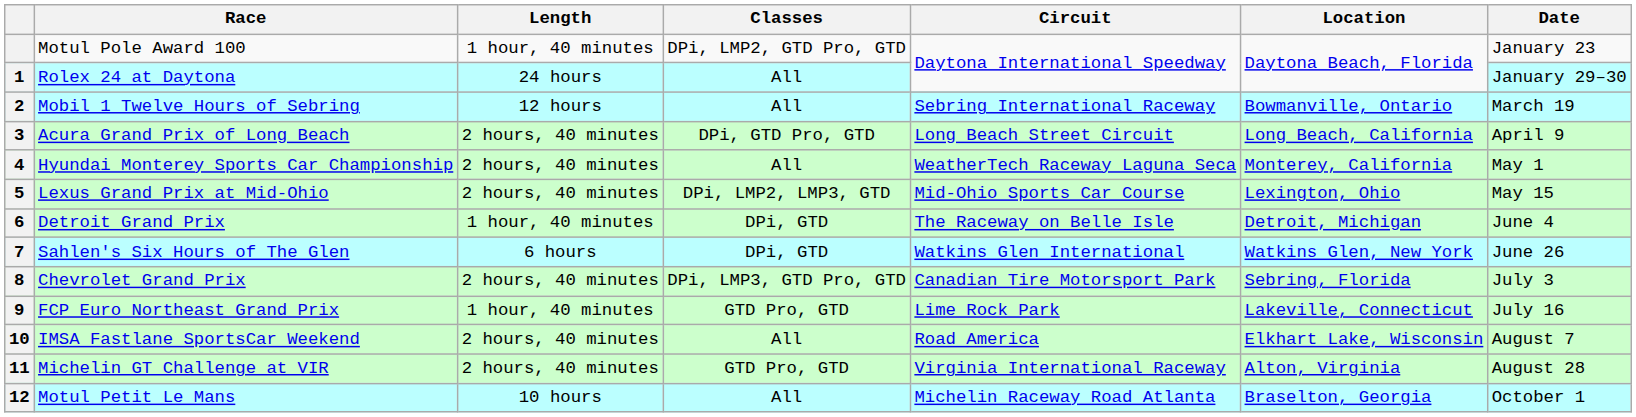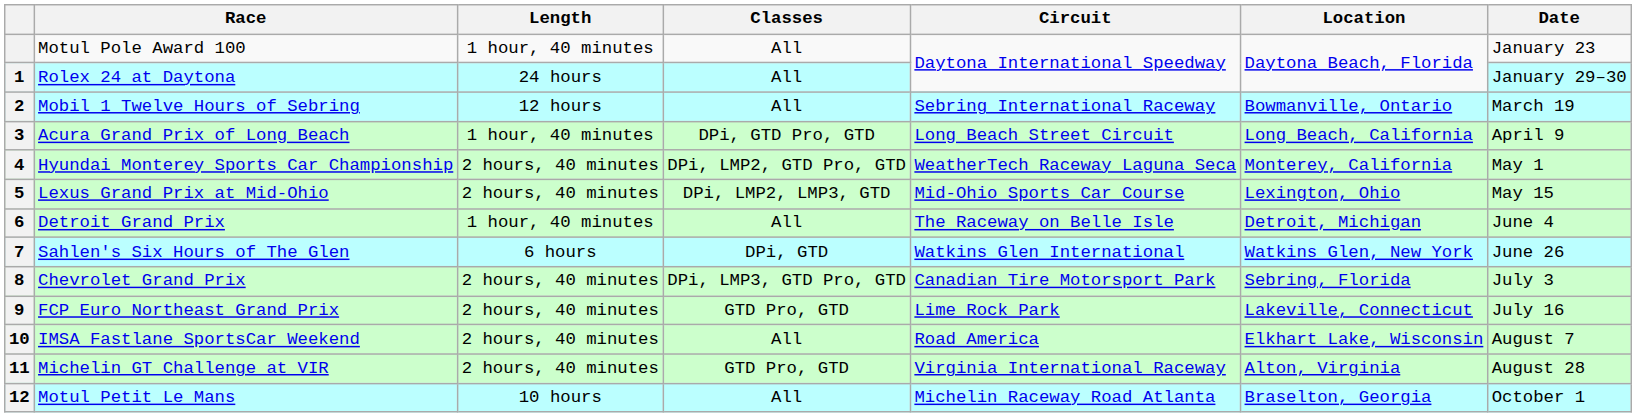(787, 48) DPi, LMP2, GTD Pro, GTD -> (787, 48) All
(560, 135) 2 hours, 40 minutes -> (560, 135) 1 hour, 40 minutes
(787, 164) All -> (787, 164) DPi, LMP2, GTD Pro, GTD
(787, 223) DPi, GTD -> (787, 223) All
(560, 310) 1 hour, 40 minutes -> (560, 310) 2 hours, 40 minutes
